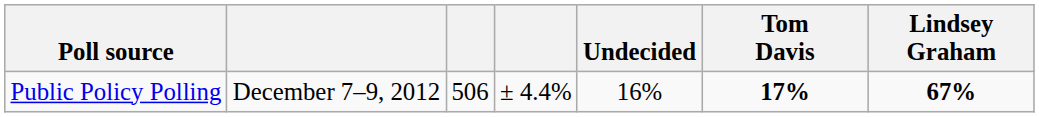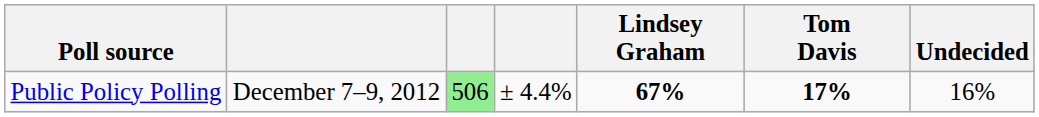columns swapped: (951, 38) <-> (639, 52)
(470, 91) no background -> (470, 91) lightgreen background
